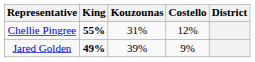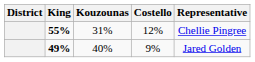columns swapped: (229, 13) <-> (42, 13)
(137, 48) 39% -> (102, 48) 40%
